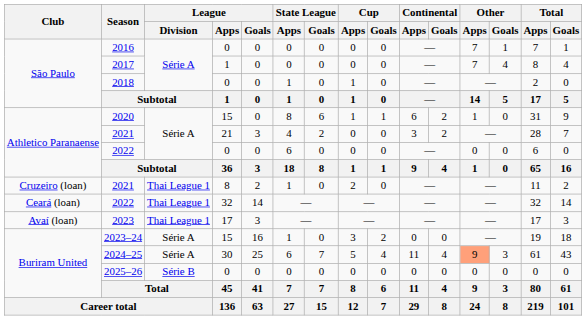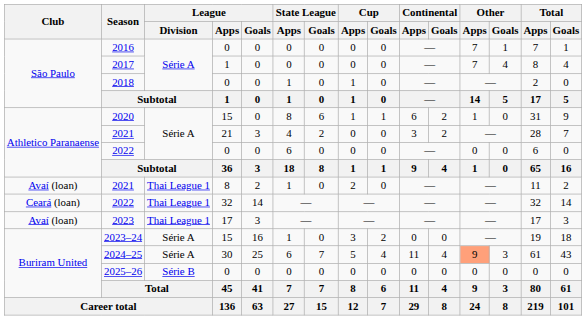(53, 185) Cruzeiro (loan) -> (53, 185) Avaí (loan)
